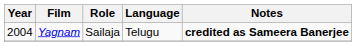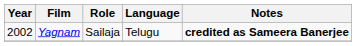(20, 31) 2004 -> (20, 31) 2002
